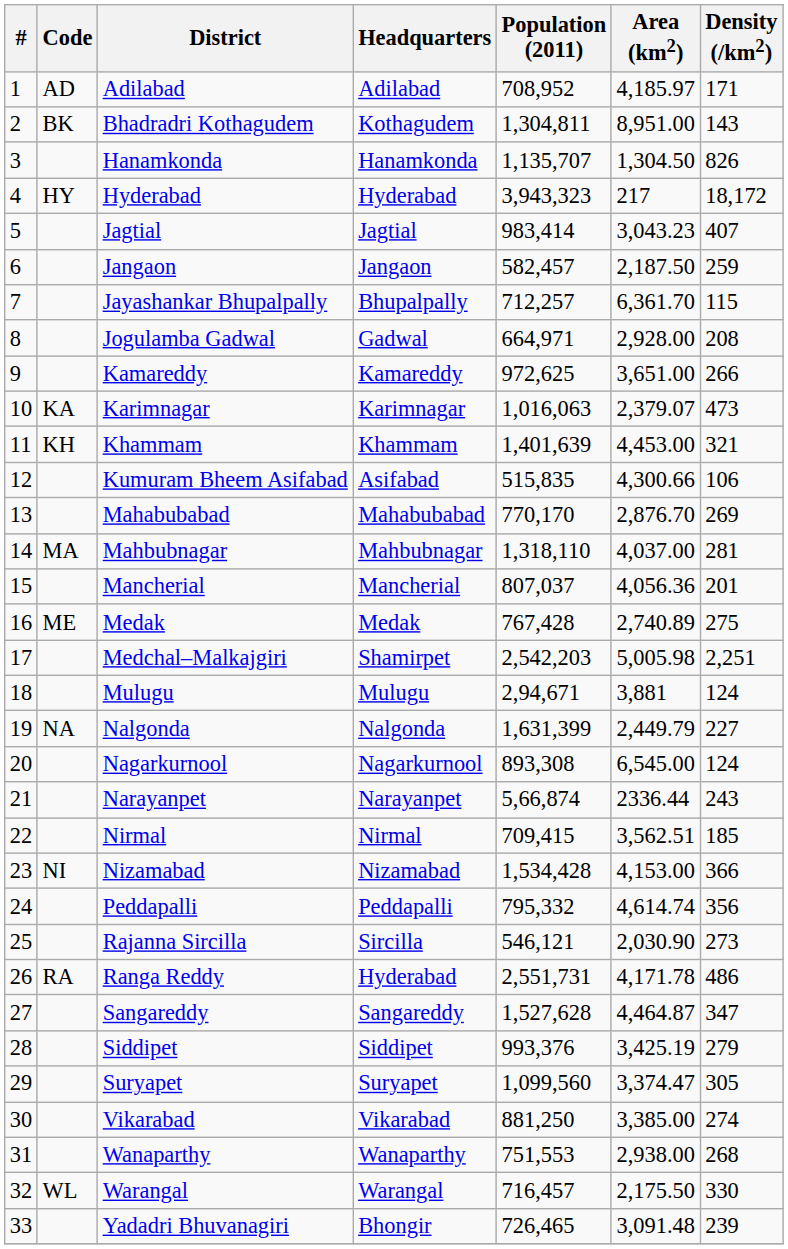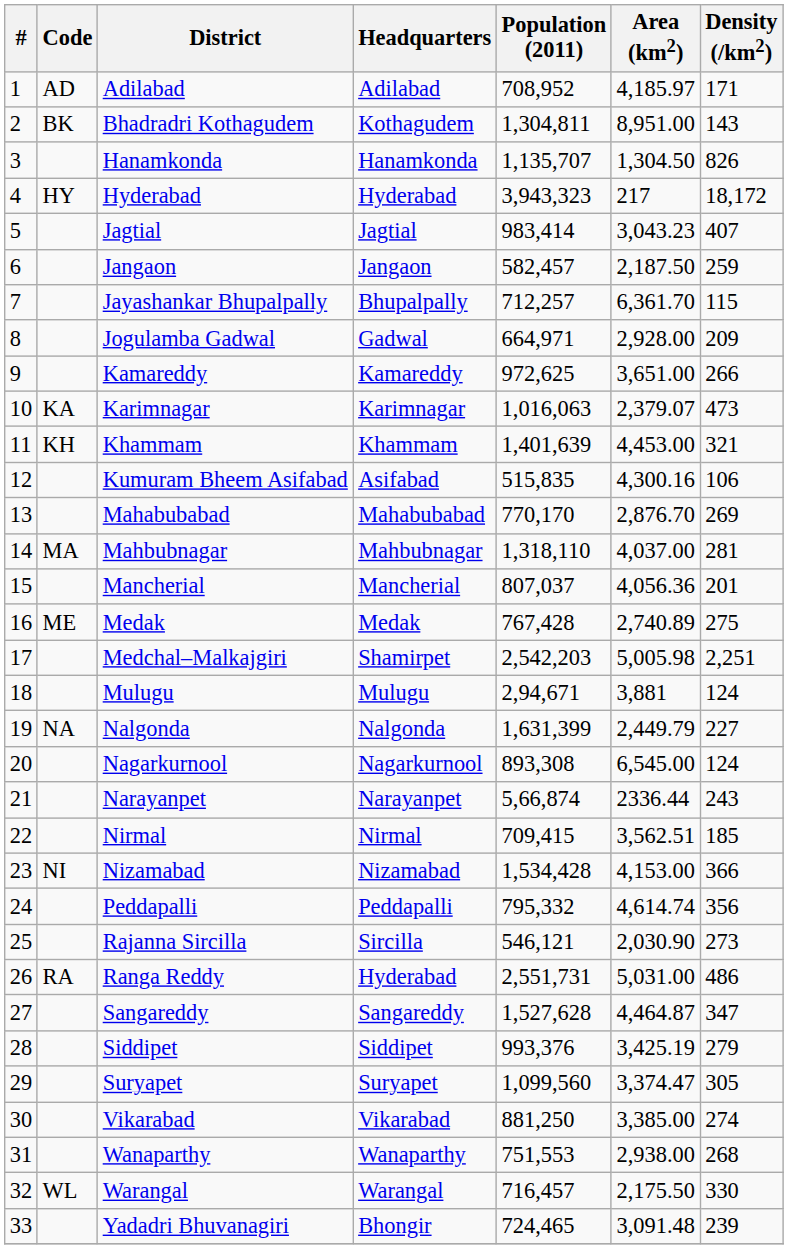(722, 337) 208 -> (722, 337) 209
(656, 479) 4,300.66 -> (656, 479) 4,300.16
(656, 977) 4,171.78 -> (656, 977) 5,031.00
(538, 1225) 726,465 -> (538, 1225) 724,465
